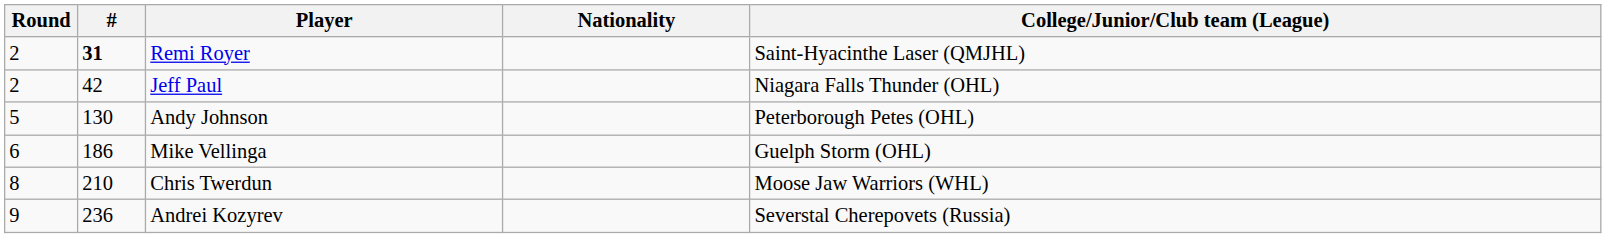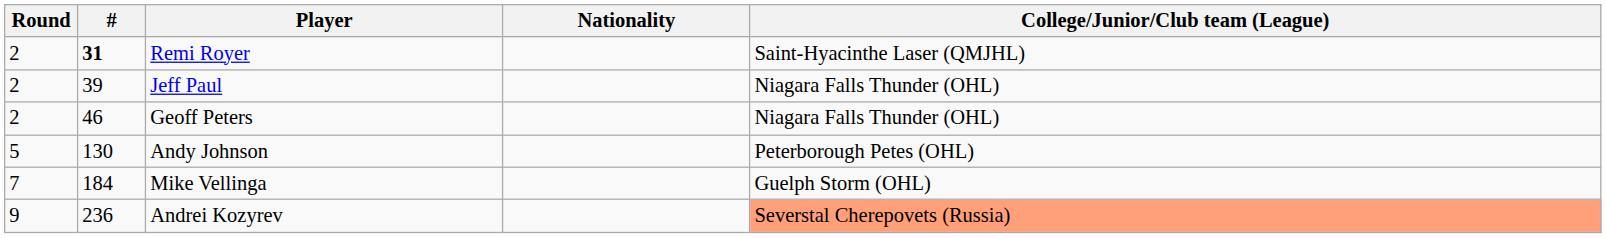(92, 85) 42 -> (92, 85) 39
+ row: (202, 118)
(14, 150) 6 -> (14, 183) 7
(98, 150) 186 -> (98, 183) 184
- row: (211, 183)
(882, 215) no background -> (882, 215) lightsalmon background
